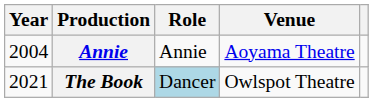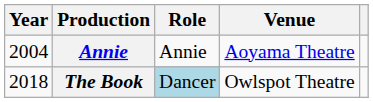(29, 81) 2021 -> (29, 81) 2018
